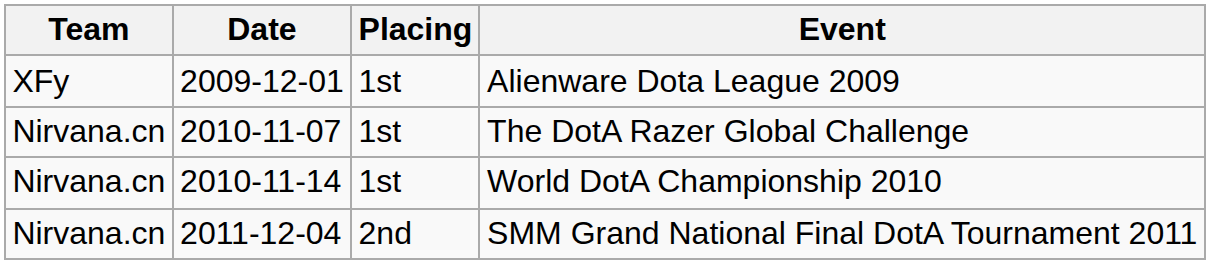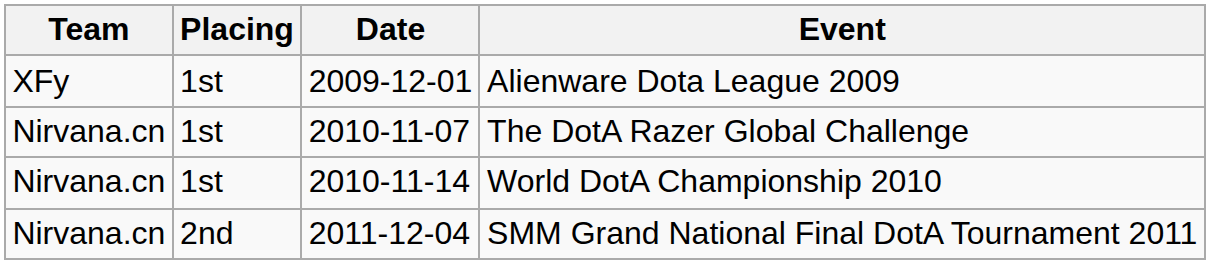columns swapped: (262, 29) <-> (415, 29)
